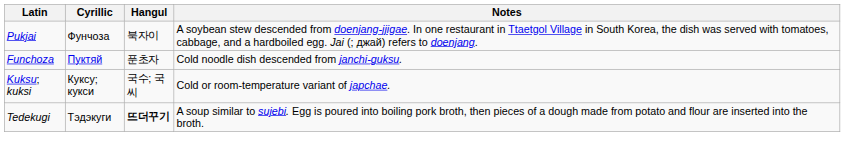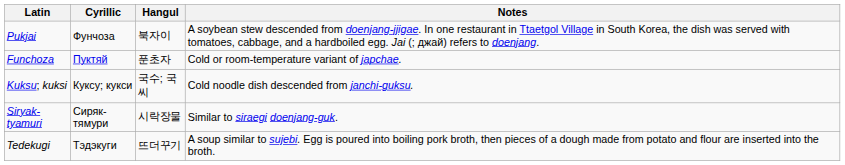(289, 60) Cold noodle dish descended from janchi-guksu. -> (295, 60) Cold or room-temperature variant of japchae.
(283, 86) Cold or room-temperature variant of japchae. -> (301, 86) Cold noodle dish descended from janchi-guksu.
+ row: (24, 117)
(148, 116) bold -> (160, 145) normal
